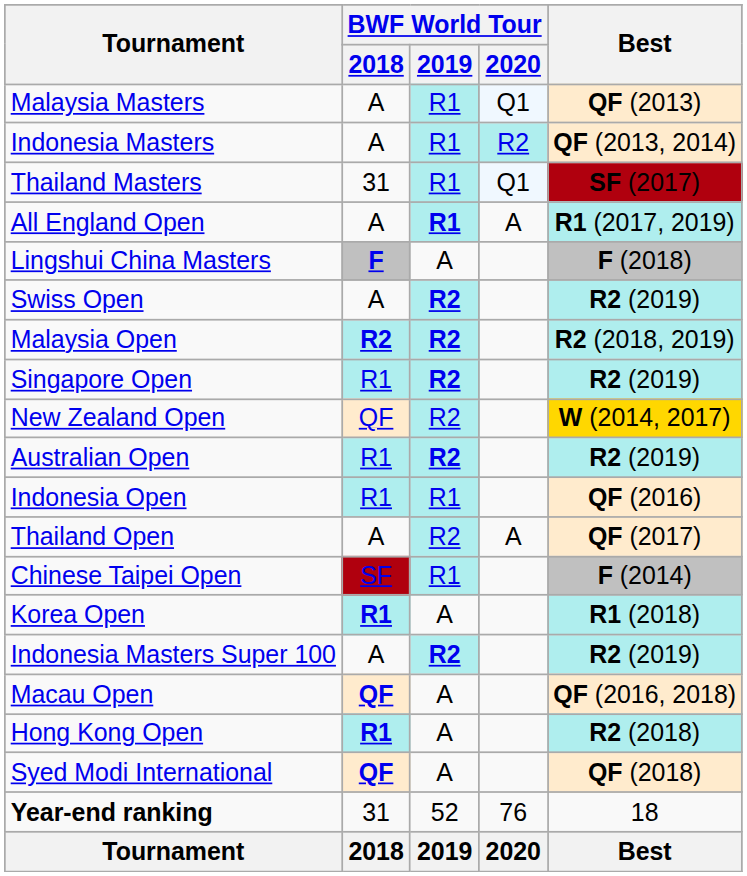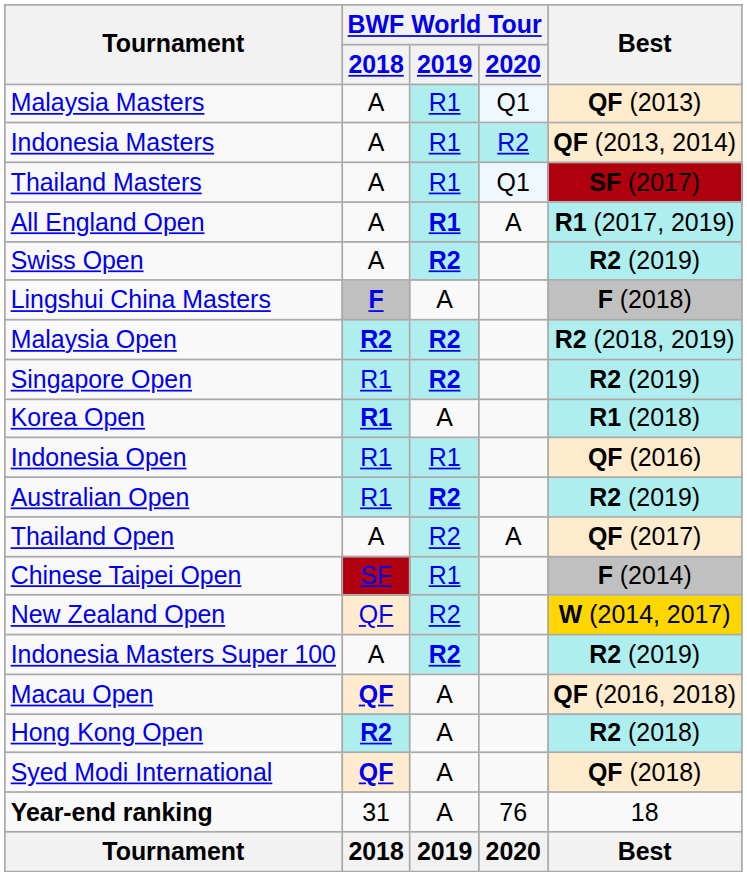(376, 182) 31 -> (376, 182) A
rows swapped: (77, 300) <-> (141, 261)
rows swapped: (118, 419) <-> (78, 615)
rows swapped: (100, 458) <-> (99, 497)
(376, 733) R1 -> (376, 733) R2
(445, 812) 52 -> (445, 812) A
